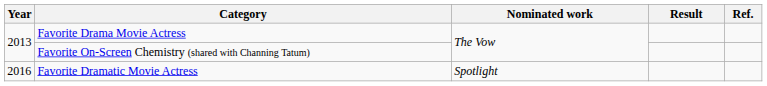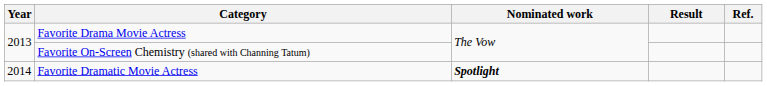(19, 71) 2016 -> (19, 71) 2014
(476, 71) normal -> (476, 71) bold
